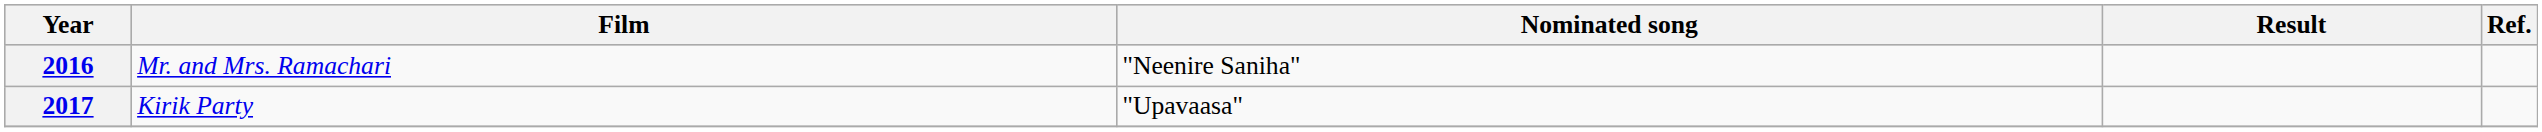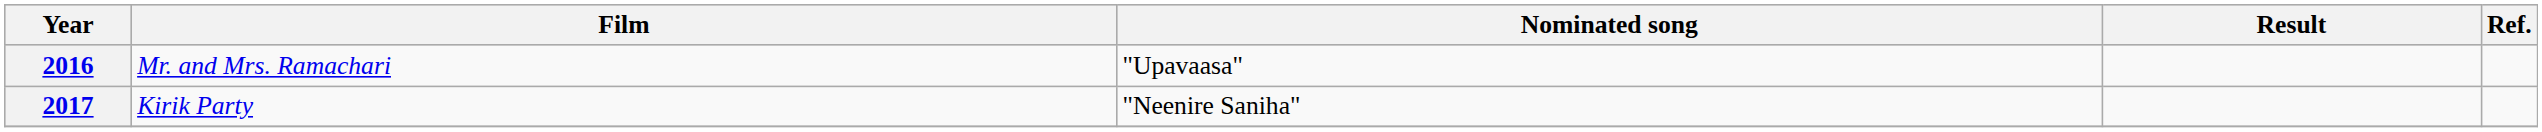(1211, 65) "Neenire Saniha" -> (1183, 65) "Upavaasa"
(1183, 106) "Upavaasa" -> (1211, 106) "Neenire Saniha"
